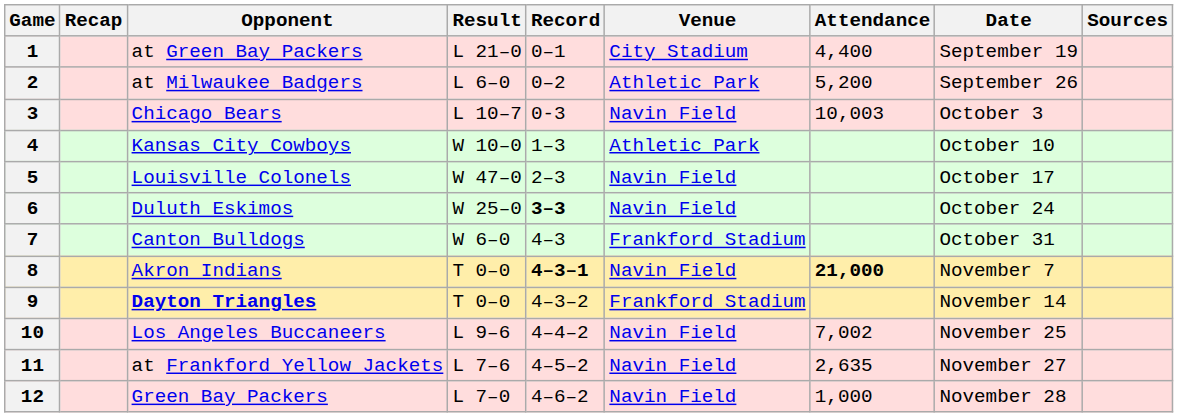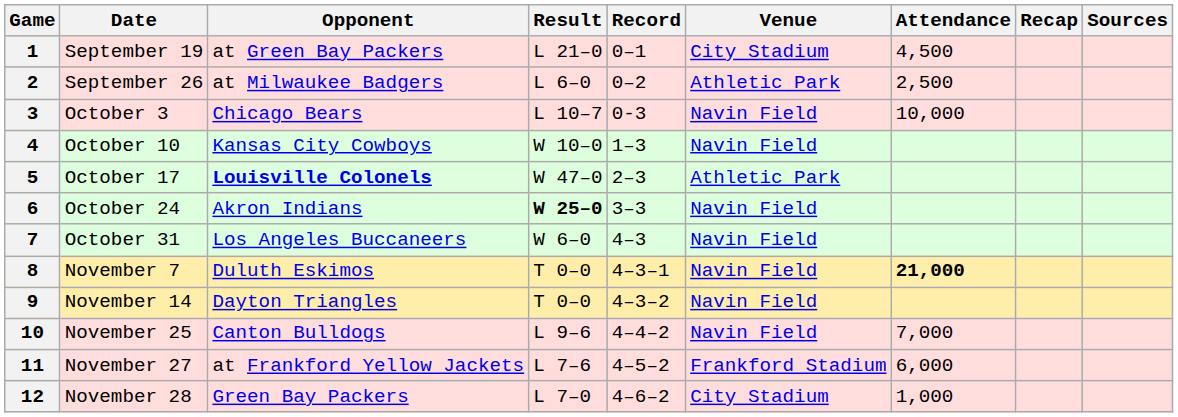columns swapped: (1009, 20) <-> (94, 20)
(844, 52) 4,400 -> (925, 52) 4,500
(844, 83) 5,200 -> (925, 83) 2,500
(849, 114) 10,003 -> (930, 114) 10,000
(684, 146) Athletic Park -> (754, 146) Navin Field
(241, 177) normal -> (322, 177) bold
(673, 177) Navin Field -> (765, 177) Athletic Park
(212, 209) Duluth Eskimos -> (287, 209) Akron Indians
(487, 209) normal -> (568, 209) bold
(548, 209) bold -> (629, 209) normal
(218, 240) Canton Bulldogs -> (339, 240) Los Angeles Buccaneers
(708, 240) Frankford Stadium -> (754, 240) Navin Field
(207, 271) Akron Indians -> (293, 271) Duluth Eskimos
(560, 271) bold -> (641, 271) normal
(224, 303) bold -> (305, 303) normal
(708, 303) Frankford Stadium -> (754, 303) Navin Field
(259, 334) Los Angeles Buccaneers -> (299, 334) Canton Bulldogs
(844, 334) 7,002 -> (925, 334) 7,000
(673, 365) Navin Field -> (788, 365) Frankford Stadium
(844, 365) 2,635 -> (925, 365) 6,000
(673, 397) Navin Field -> (759, 397) City Stadium
